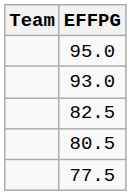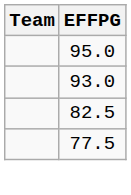- row: (92, 144)
